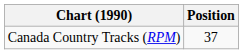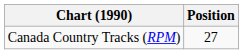(211, 37) 37 -> (211, 37) 27
